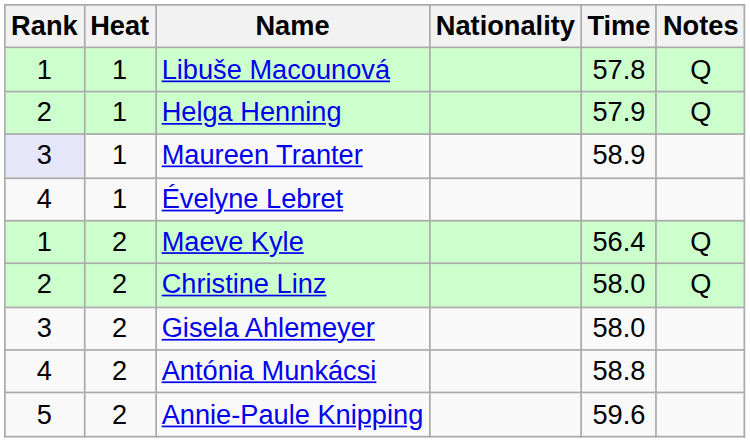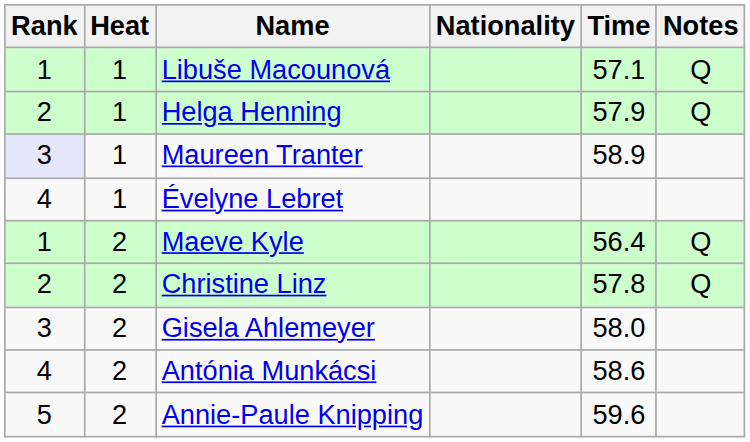(619, 69) 57.8 -> (619, 69) 57.1
(619, 284) 58.0 -> (619, 284) 57.8
(619, 371) 58.8 -> (619, 371) 58.6
